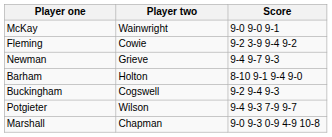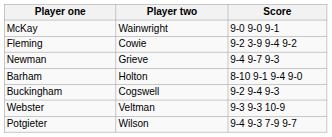+ row: (25, 108)
- row: (26, 124)
